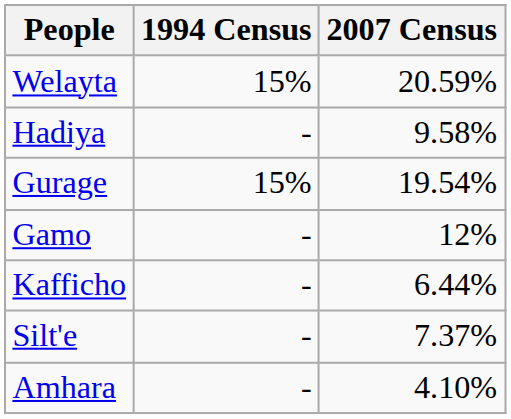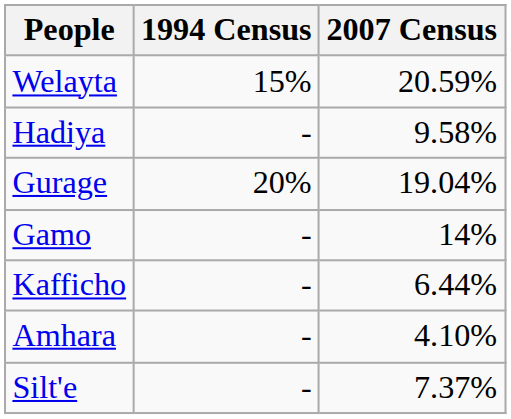(282, 183) 15% -> (282, 183) 20%
(448, 183) 19.54% -> (448, 183) 19.04%
(468, 234) 12% -> (468, 234) 14%
rows swapped: (45, 336) <-> (64, 387)
